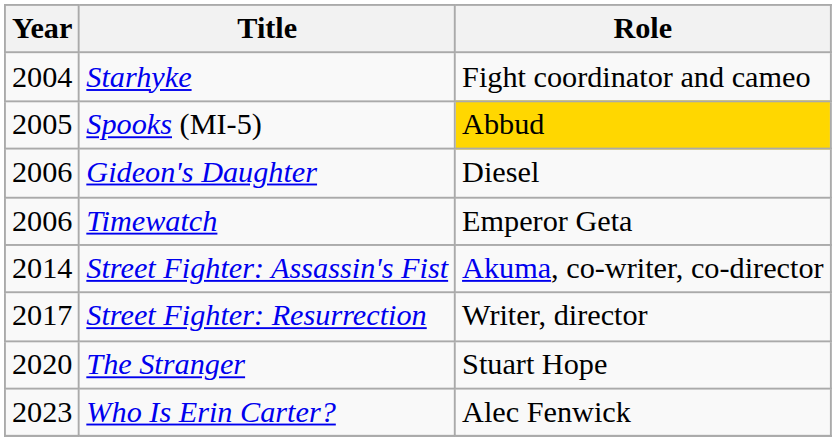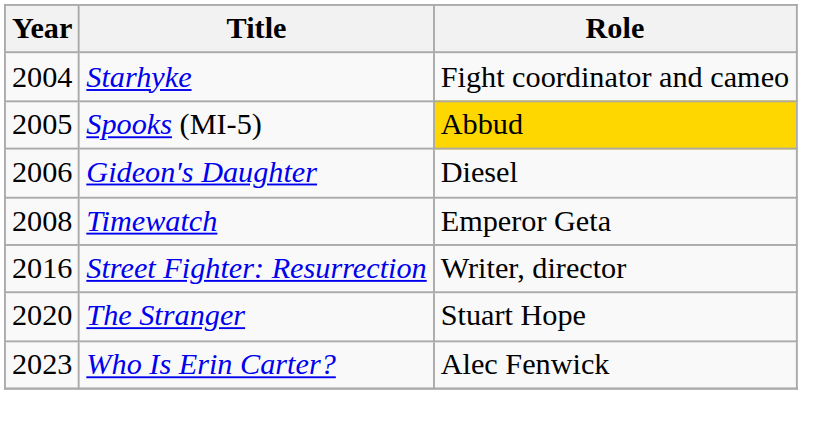(42, 220) 2006 -> (42, 220) 2008
- row: (267, 268)
(42, 316) 2017 -> (42, 268) 2016
